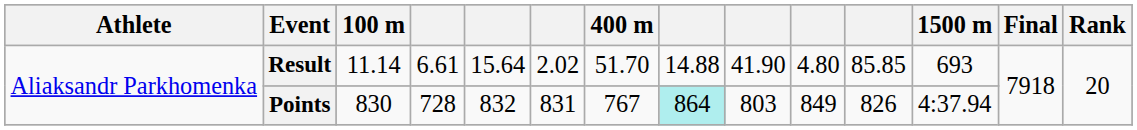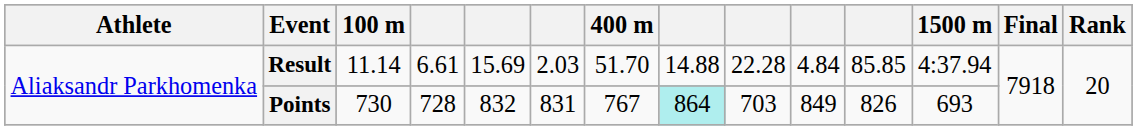(498, 65) 15.64 -> (498, 65) 15.69
(558, 65) 2.02 -> (558, 65) 2.03
(758, 65) 41.90 -> (758, 65) 22.28
(818, 65) 4.80 -> (818, 65) 4.84
(955, 65) 693 -> (955, 65) 4:37.94
(374, 105) 830 -> (374, 105) 730
(758, 105) 803 -> (758, 105) 703
(955, 105) 4:37.94 -> (955, 105) 693
